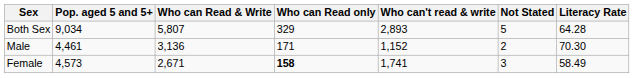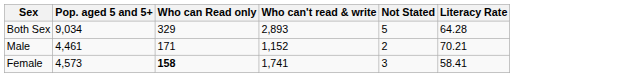- column: (215, 13)
(573, 47) 70.30 -> (453, 47) 70.21
(573, 64) 58.49 -> (453, 64) 58.41
